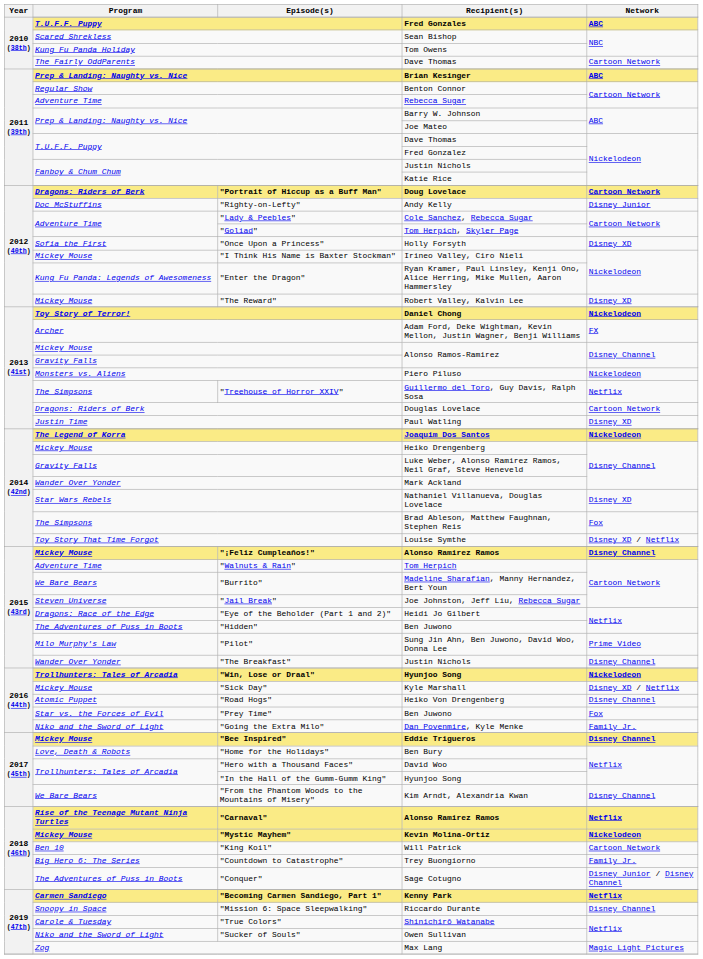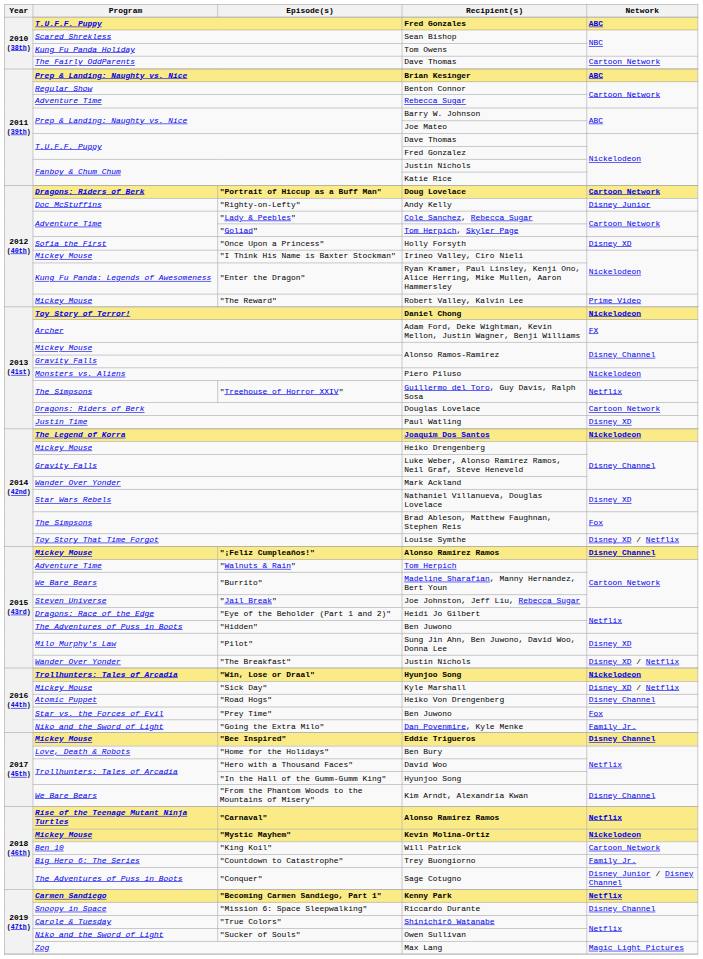(610, 300) Disney XD -> (615, 300) Prime Video
(615, 644) Prime Video -> (610, 644) Disney XD
(622, 662) Disney Channel -> (634, 662) Disney XD / Netflix
